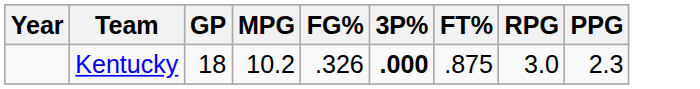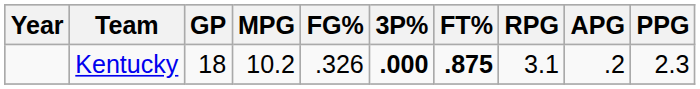+ column: (598, 25)
(469, 65) normal -> (469, 65) bold
(541, 65) 3.0 -> (541, 65) 3.1
